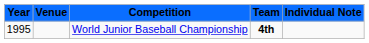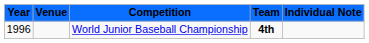(19, 30) 1995 -> (19, 30) 1996
